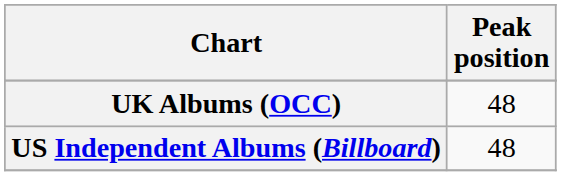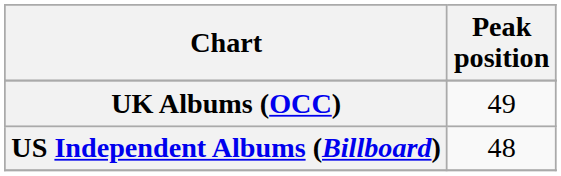(502, 103) 48 -> (502, 103) 49
